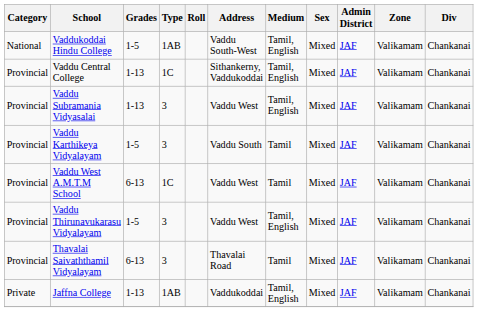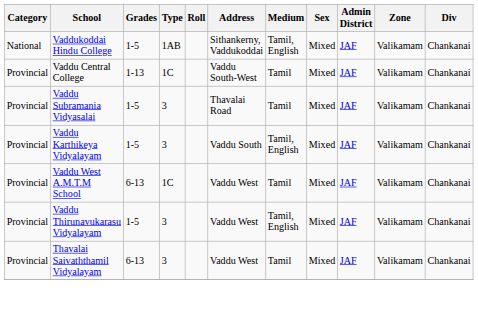(233, 45) Vaddu South-West -> (237, 45) Sithankerny, Vaddukoddai
(237, 72) Sithankerny, Vaddukoddai -> (233, 72) Vaddu South-West
(283, 72) Tamil, English -> (279, 72) Tamil
(135, 105) 1-13 -> (132, 105) 1-5
(234, 105) Vaddu West -> (228, 105) Thavalai Road
(283, 105) Tamil, English -> (279, 105) Tamil
(280, 144) Tamil -> (283, 144) Tamil, English
(228, 260) Thavalai Road -> (234, 260) Vaddu West
- row: (82, 293)
